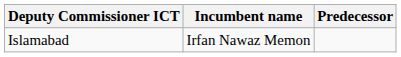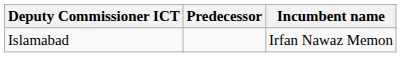columns swapped: (248, 16) <-> (355, 16)
